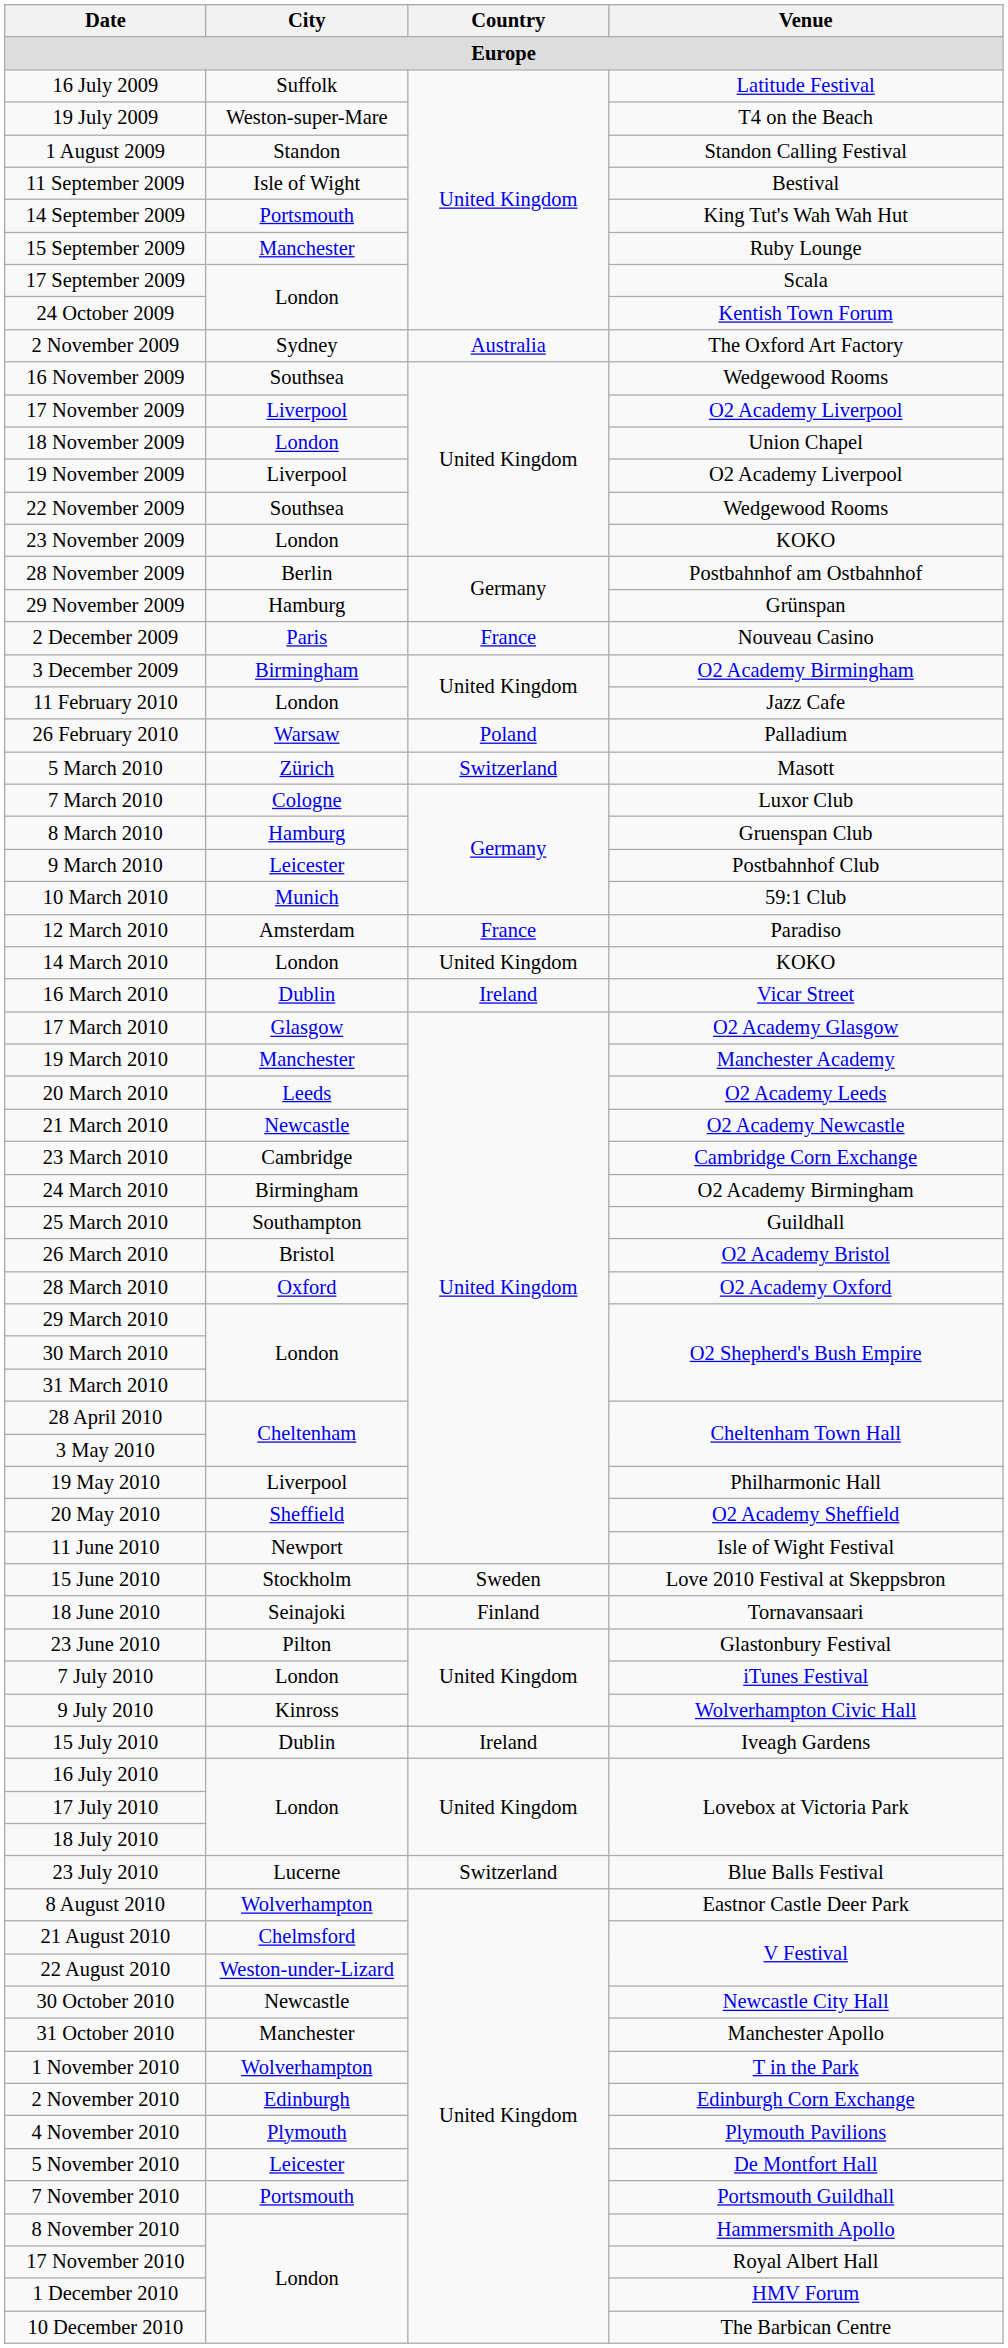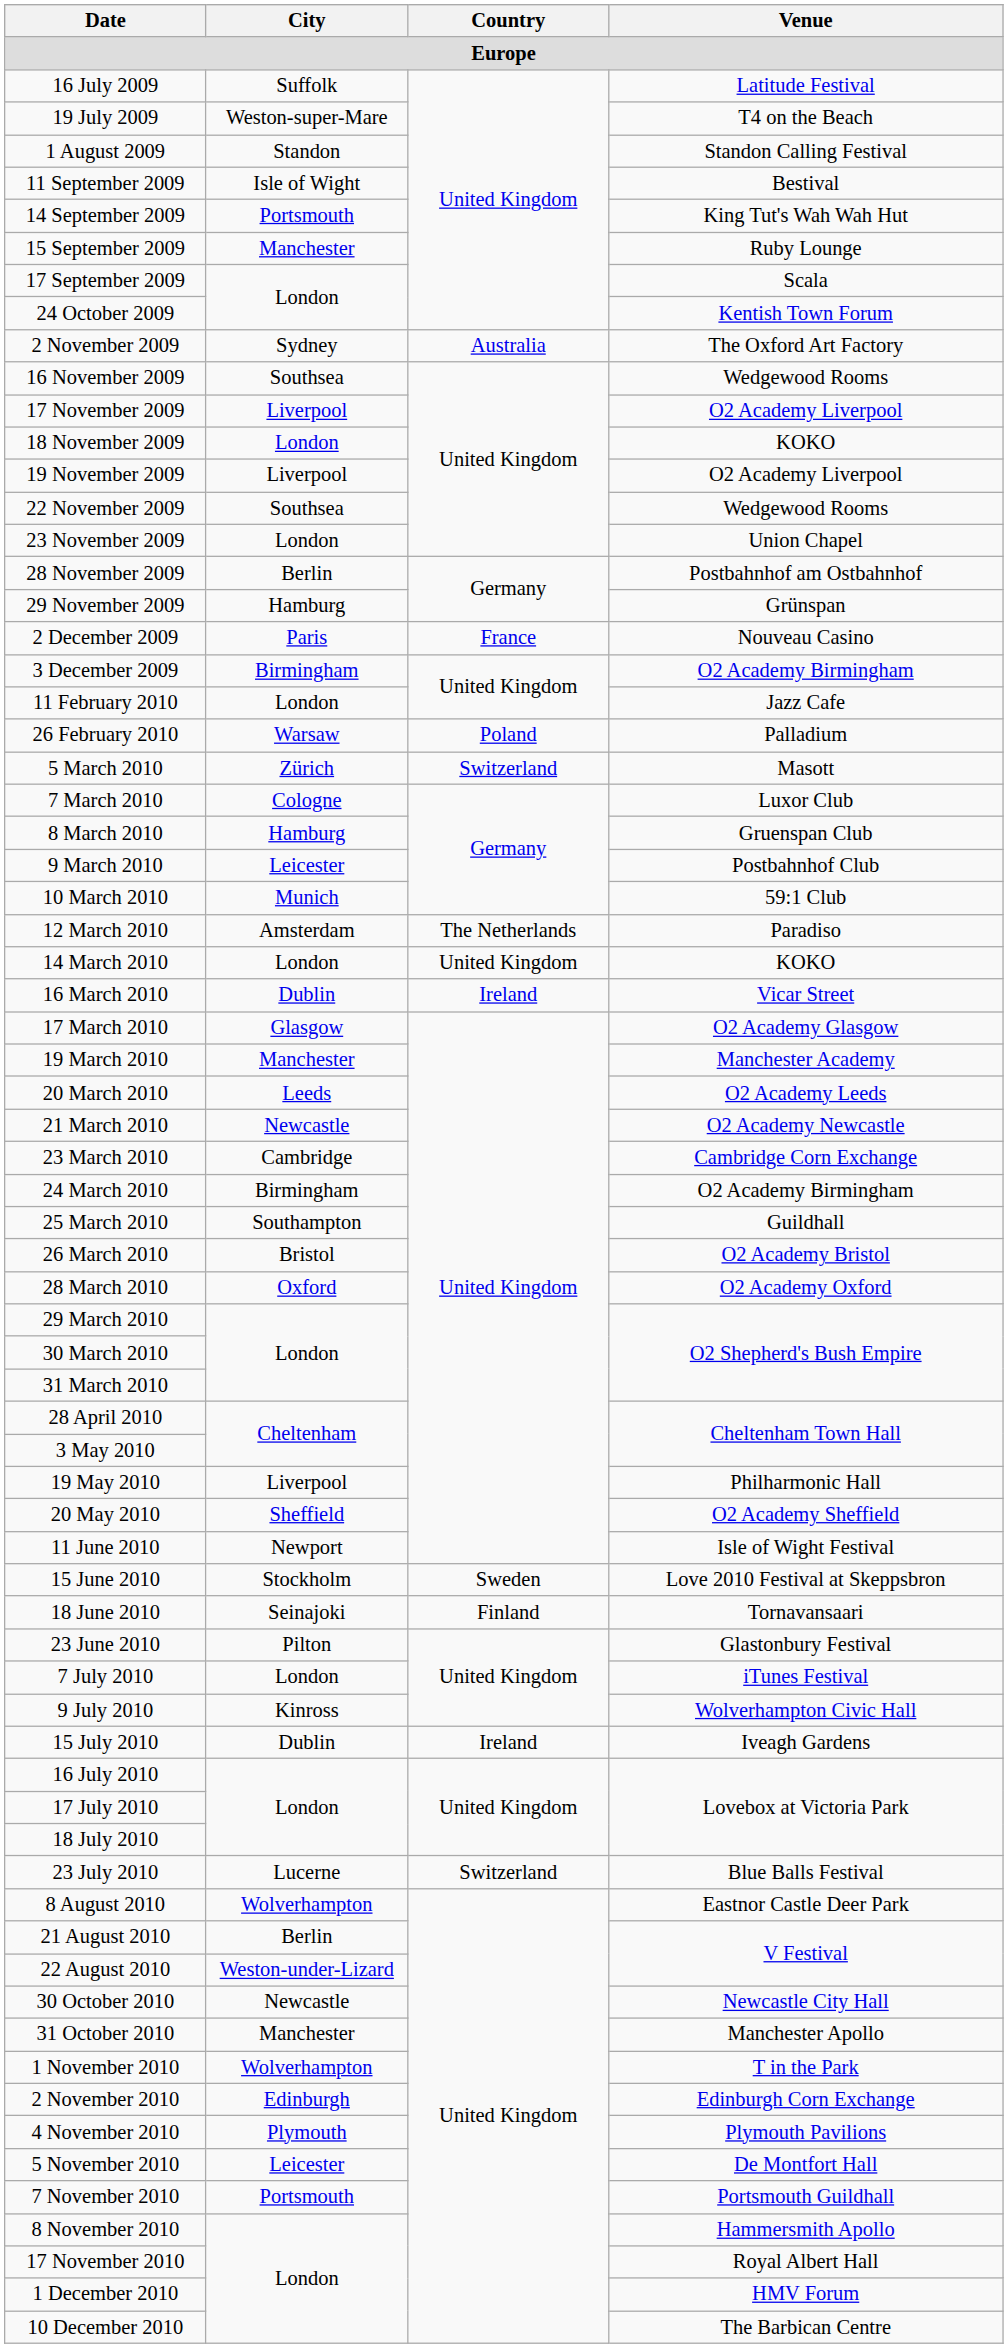(806, 442) Union Chapel -> (806, 442) KOKO
(806, 540) KOKO -> (806, 540) Union Chapel
(508, 930) France -> (508, 930) The Netherlands
(307, 1937) Chelmsford -> (307, 1937) Berlin
